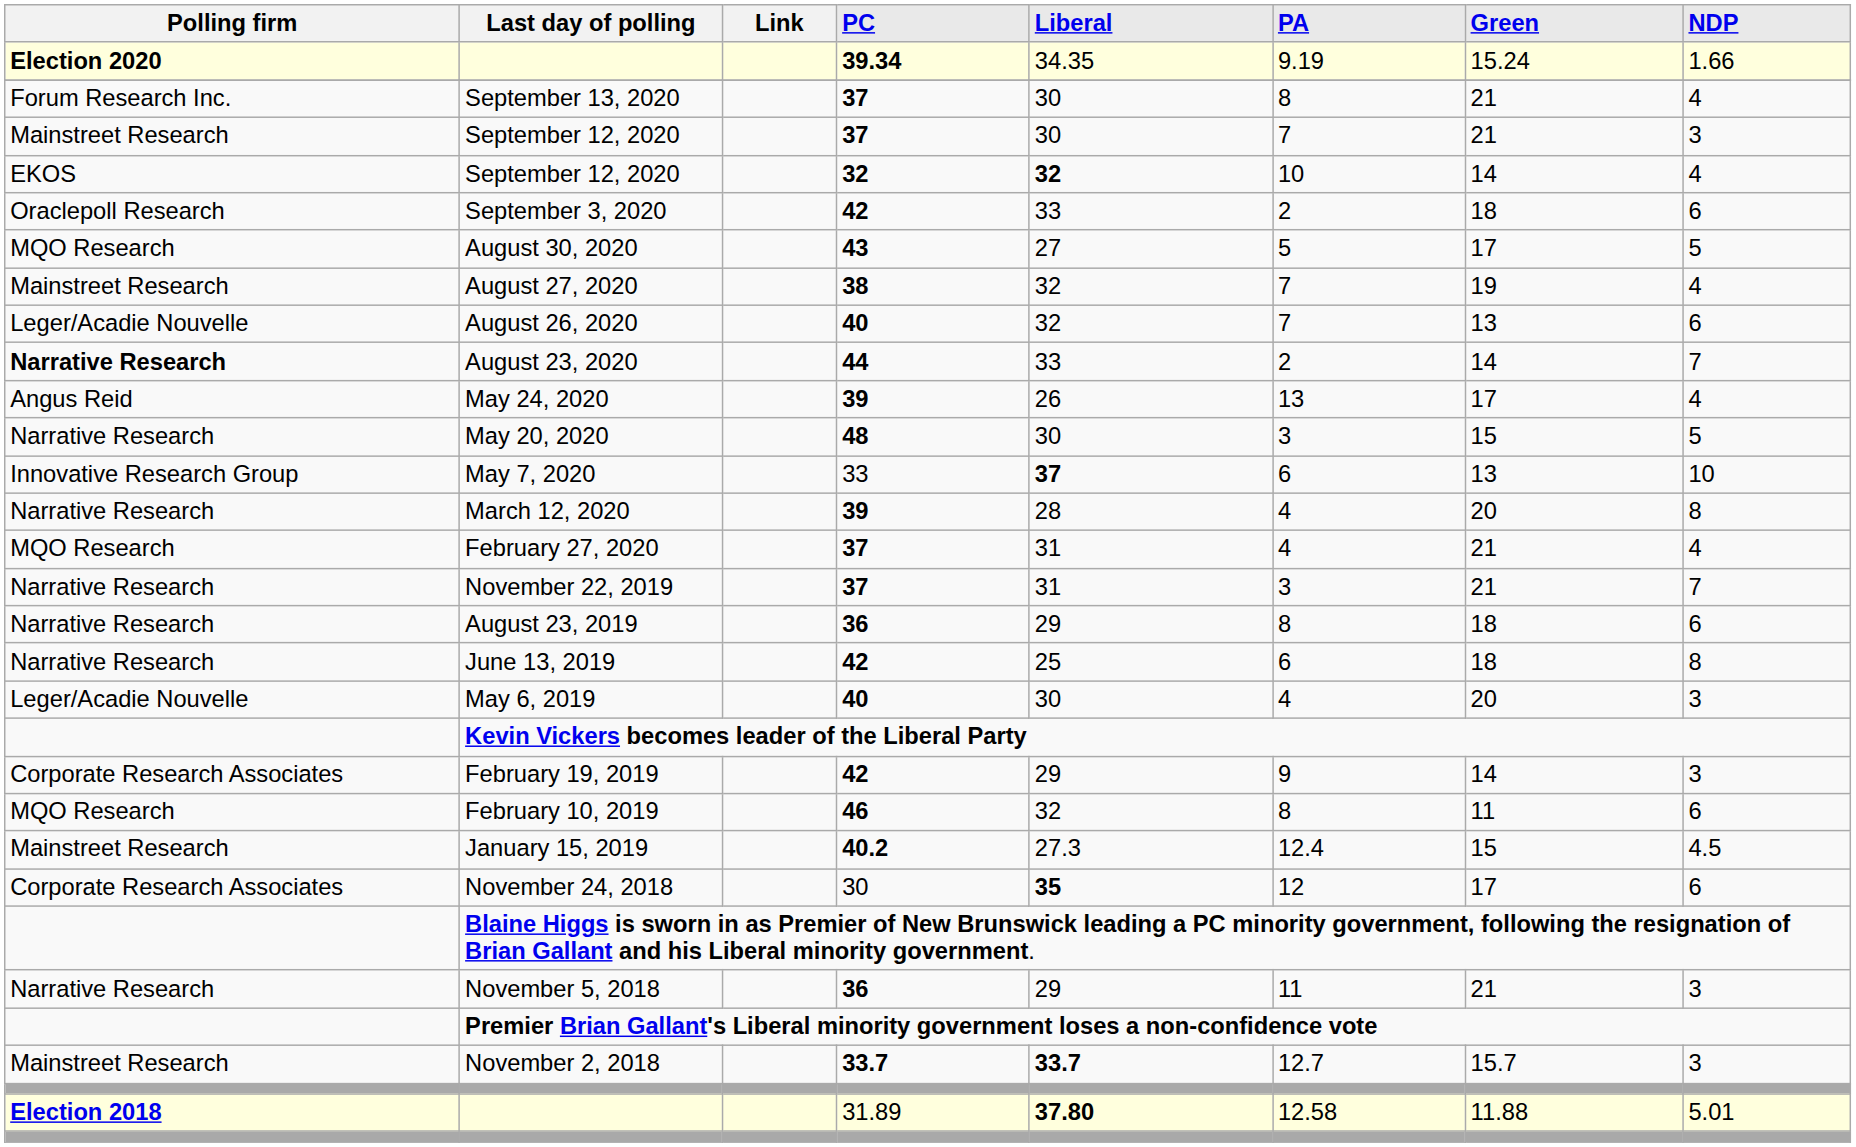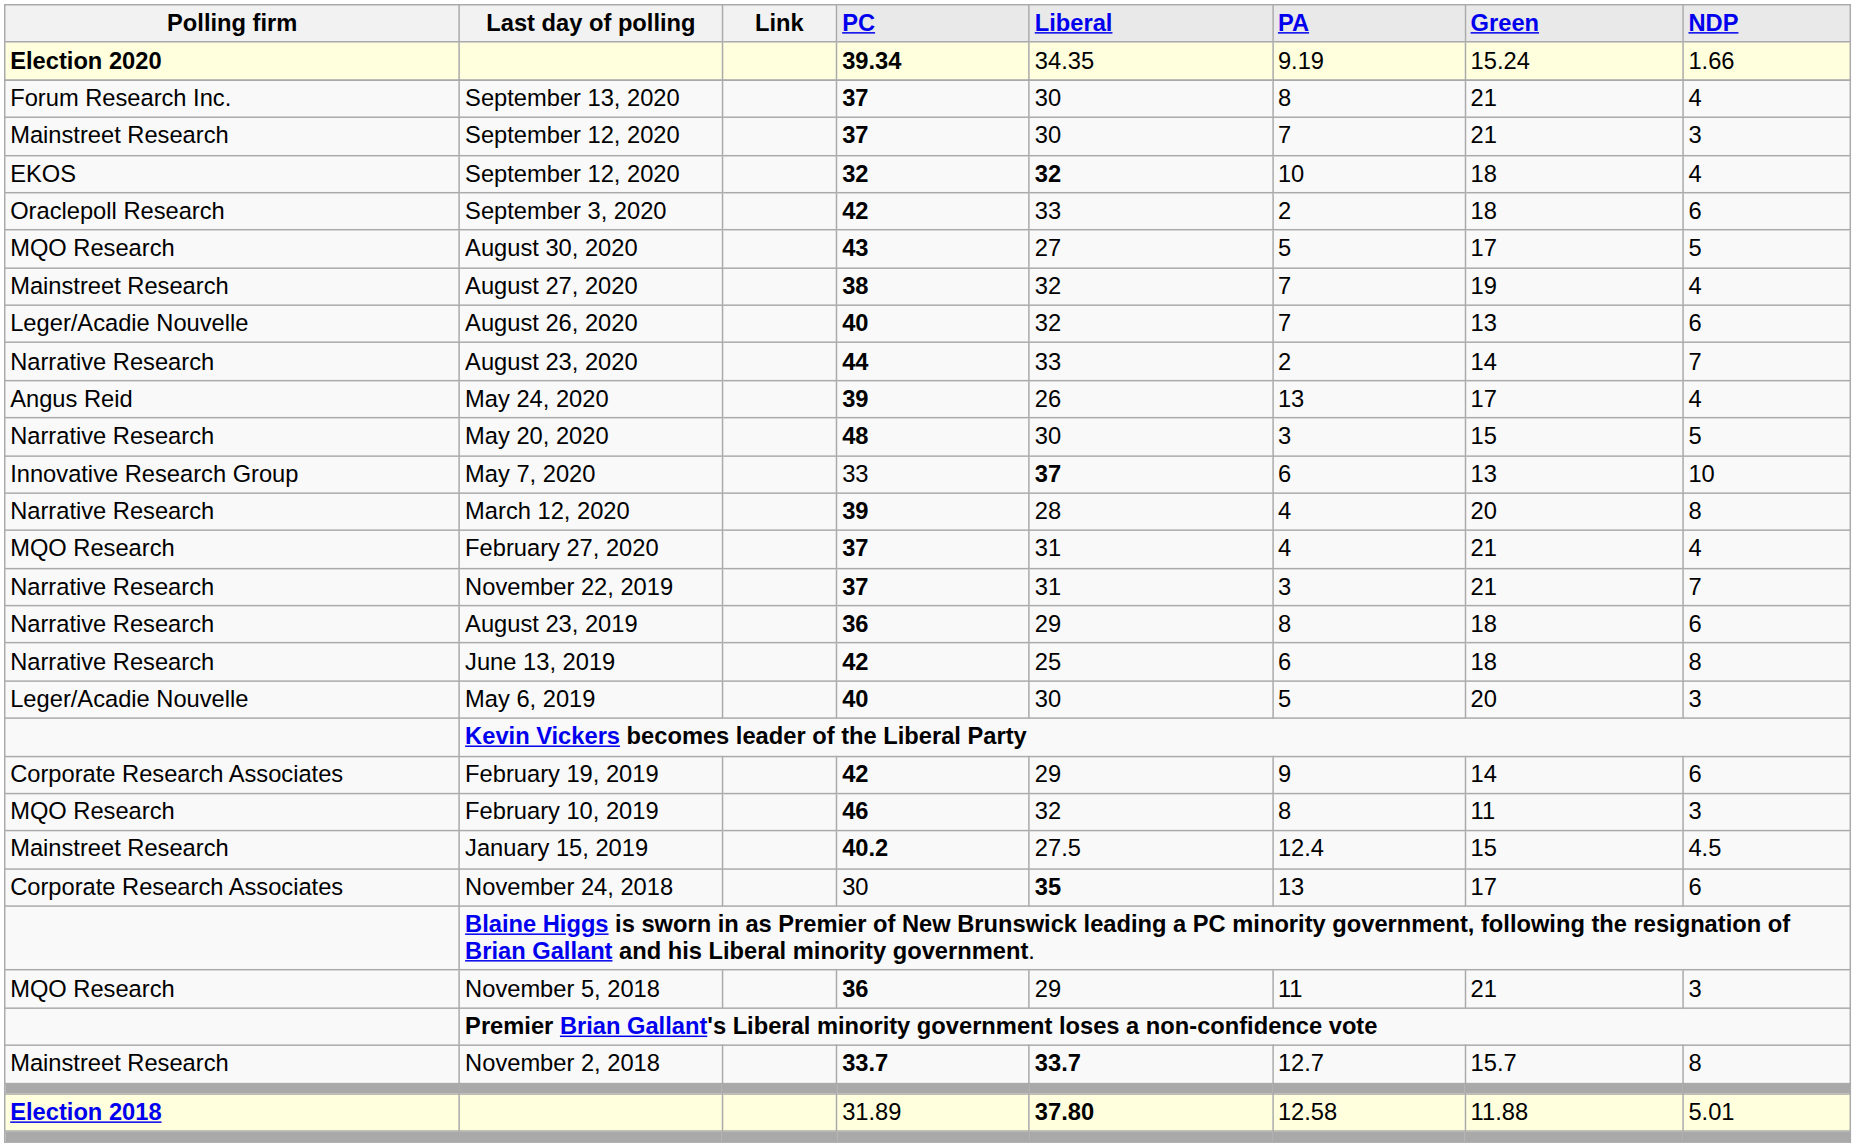(1484, 173) 14 -> (1484, 173) 18
(118, 361) bold -> (112, 361) normal
(1285, 699) 4 -> (1285, 699) 5
(1695, 774) 3 -> (1695, 774) 6
(1695, 811) 6 -> (1695, 811) 3
(1058, 849) 27.3 -> (1058, 849) 27.5
(1291, 887) 12 -> (1291, 887) 13
(112, 988) Narrative Research -> (92, 988) MQO Research
(1695, 1063) 3 -> (1695, 1063) 8
